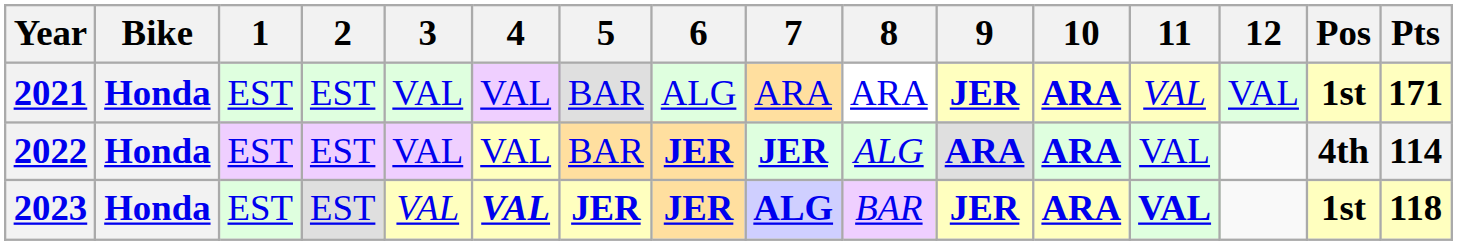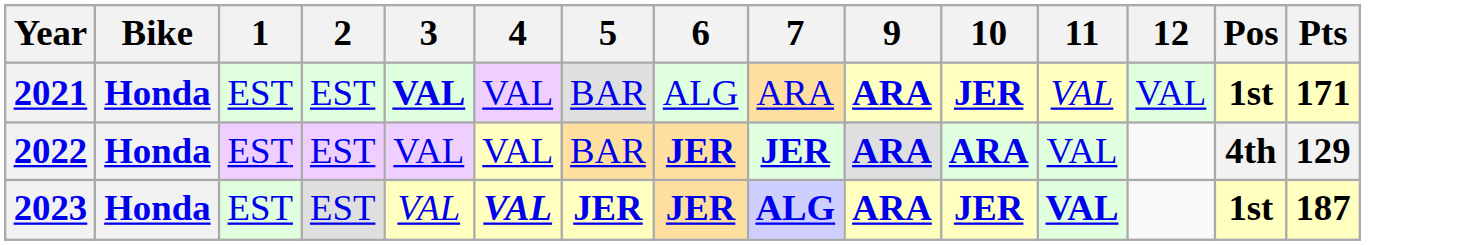- column: (889, 33)
(428, 92) normal -> (429, 92) bold
(985, 92) JER -> (892, 92) ARA
(1081, 92) ARA -> (989, 92) JER
(1416, 150) 114 -> (1323, 150) 129
(985, 208) JER -> (892, 208) ARA
(1081, 208) ARA -> (989, 208) JER
(1416, 208) 118 -> (1323, 208) 187
